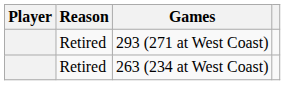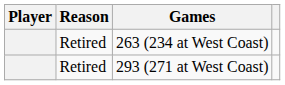rows swapped: (192, 42) <-> (192, 67)
